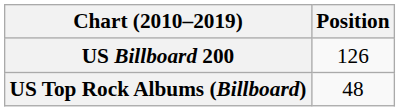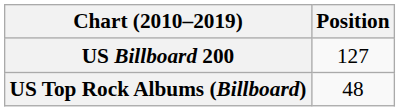(353, 55) 126 -> (353, 55) 127
